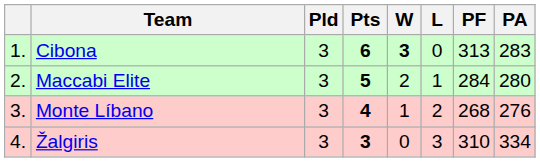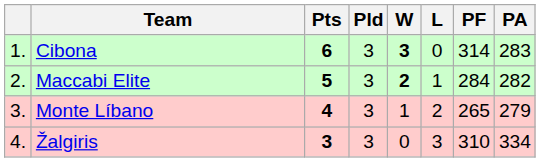columns swapped: (324, 19) <-> (365, 19)
(474, 50) 313 -> (474, 50) 314
(404, 80) normal -> (404, 80) bold
(515, 80) 280 -> (515, 80) 282
(474, 111) 268 -> (474, 111) 265
(515, 111) 276 -> (515, 111) 279
